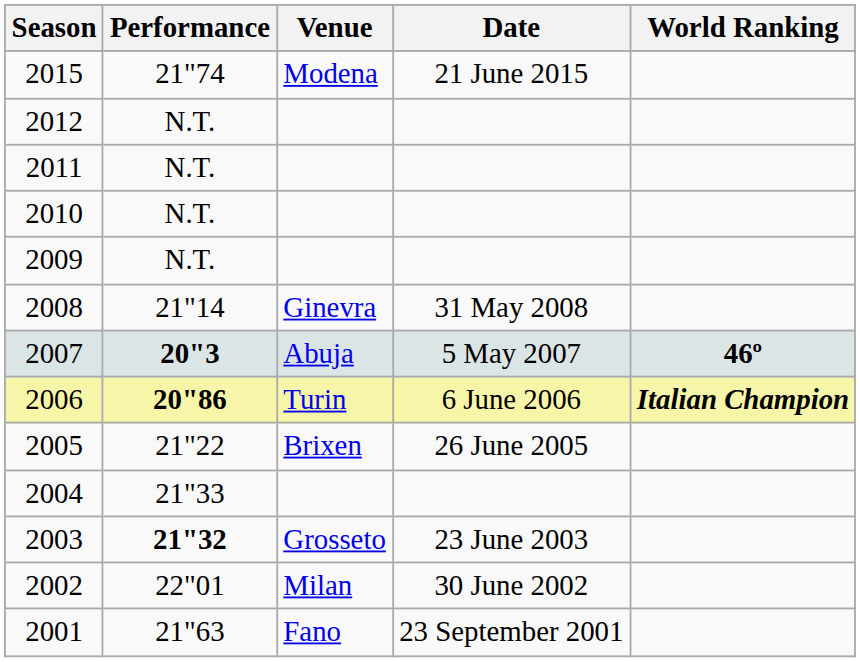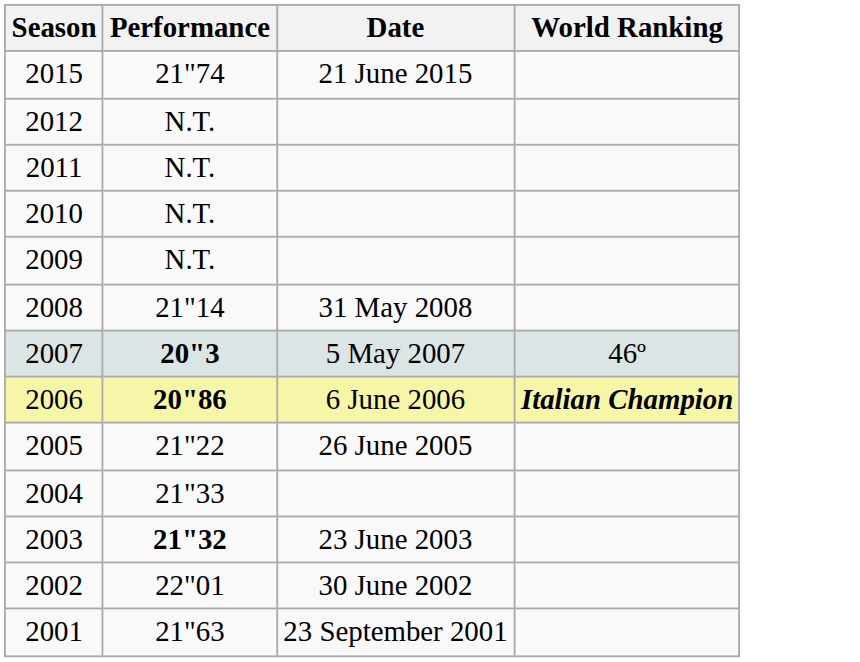- column: (335, 27)
(743, 352) bold -> (627, 352) normal
